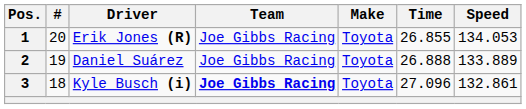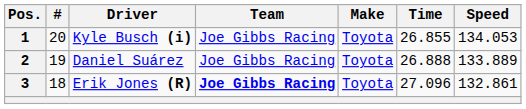(132, 39) Erik Jones (R) -> (132, 39) Kyle Busch (i)
(132, 85) Kyle Busch (i) -> (132, 85) Erik Jones (R)
